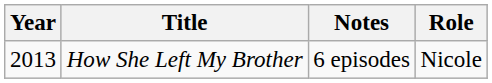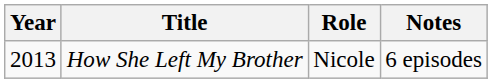columns swapped: (451, 22) <-> (362, 22)
